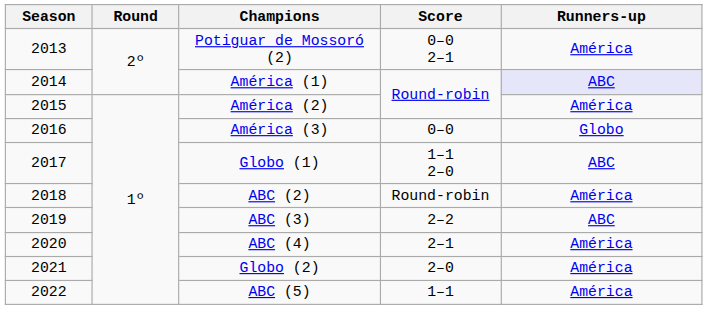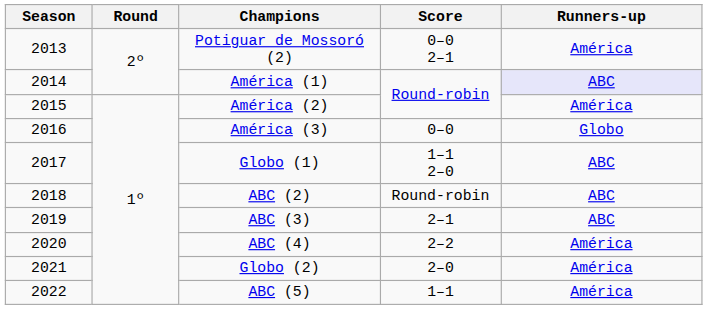(601, 196) América -> (601, 196) ABC
(440, 220) 2–2 -> (440, 220) 2–1
(440, 244) 2–1 -> (440, 244) 2–2
